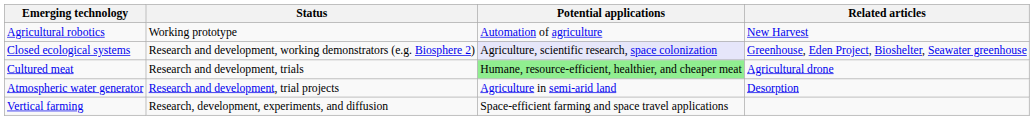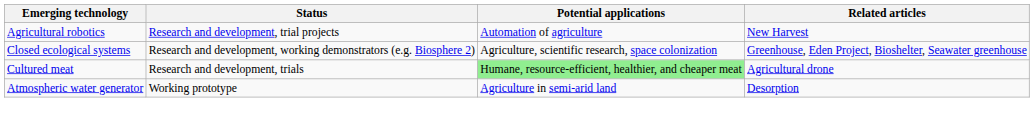(193, 32) Working prototype -> (244, 32) Research and development, trial projects
(599, 50) lavender background -> (599, 50) no background
(244, 87) Research and development, trial projects -> (193, 87) Working prototype
- row: (45, 106)
